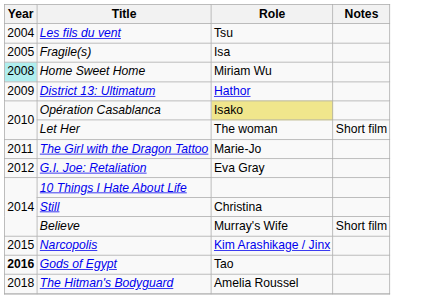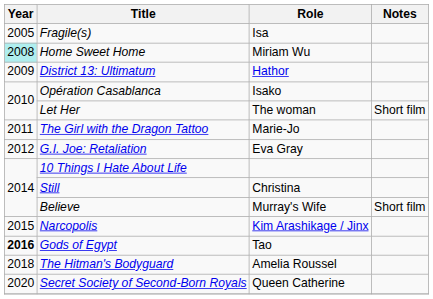- row: (80, 33)
(229, 110) khaki background -> (267, 91) no background
+ row: (143, 284)
